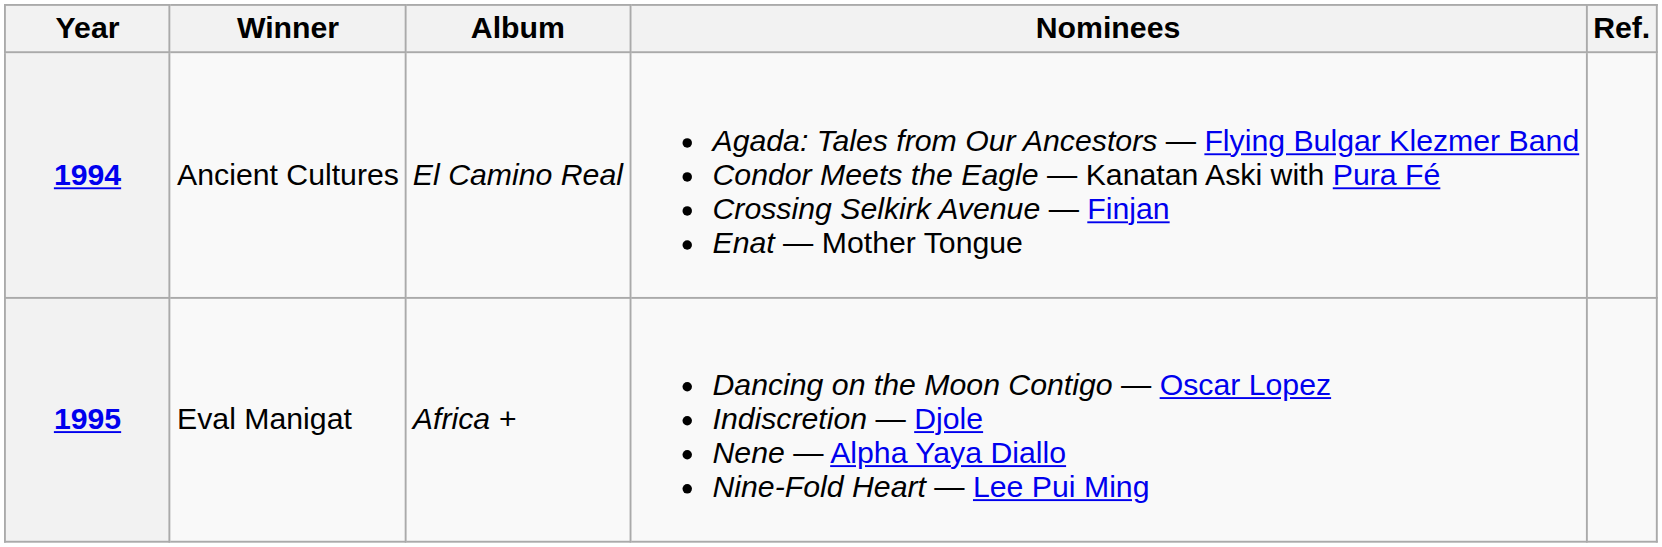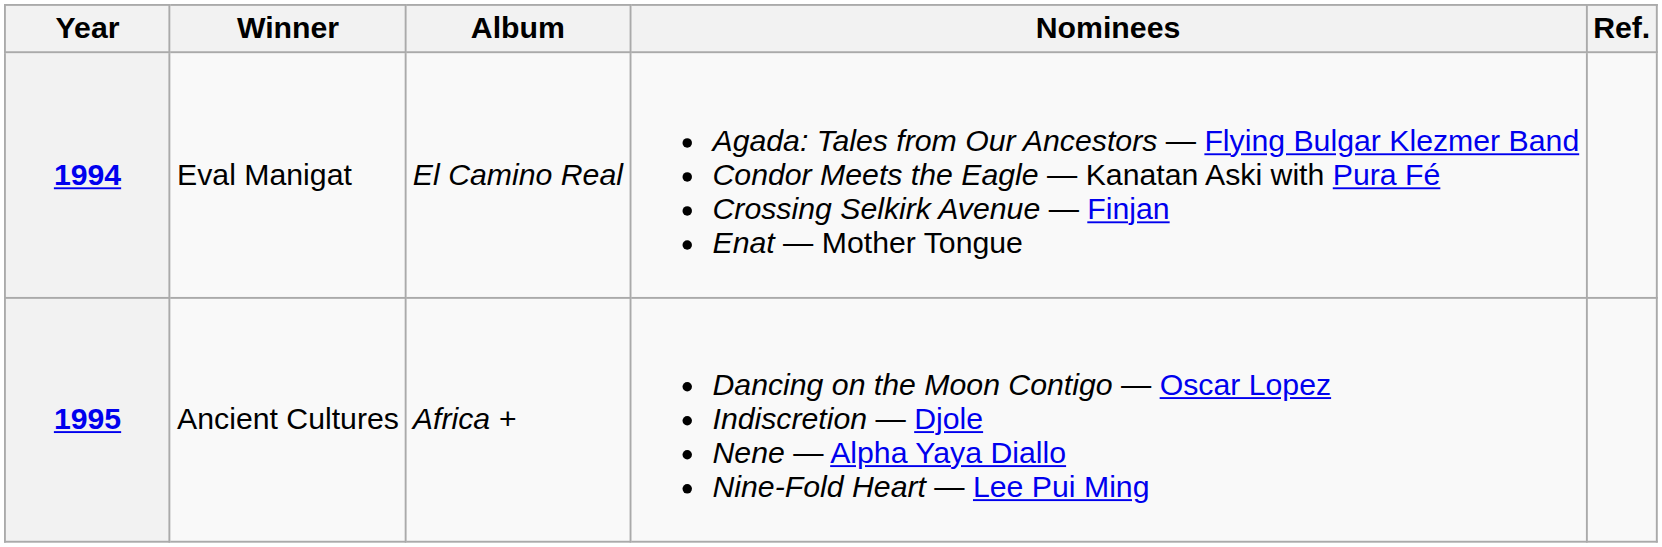(288, 174) Ancient Cultures -> (264, 174) Eval Manigat
(264, 419) Eval Manigat -> (288, 419) Ancient Cultures
